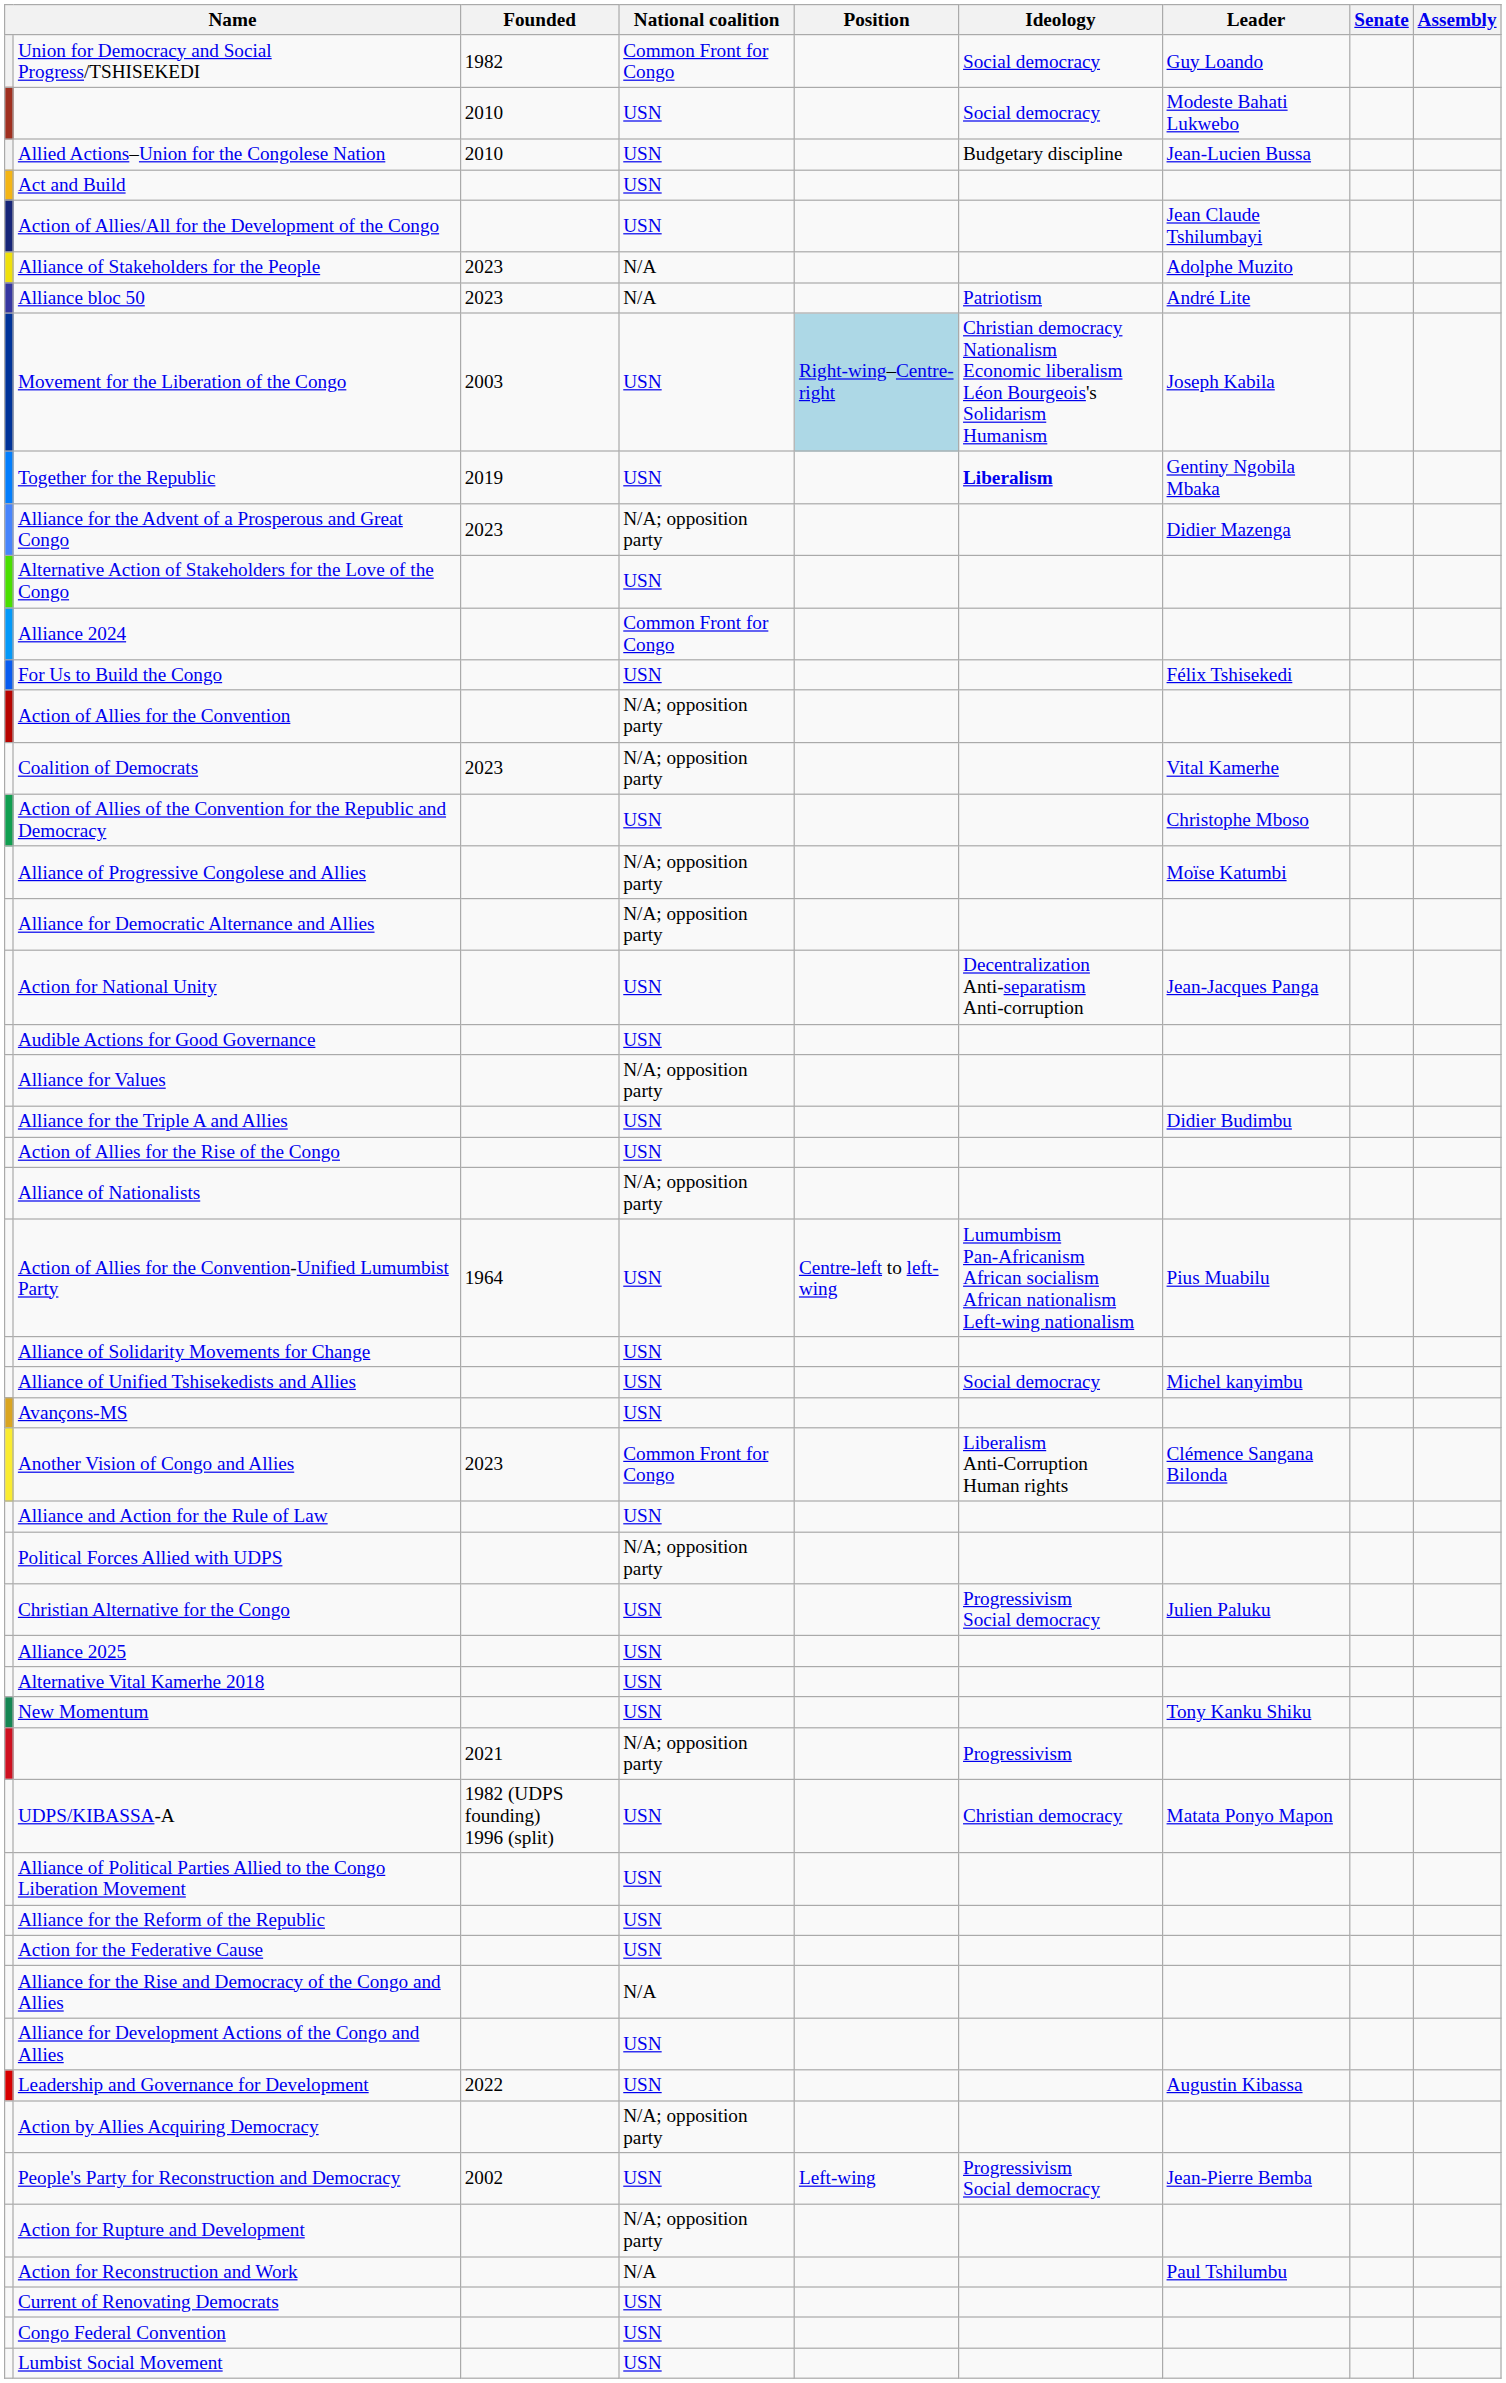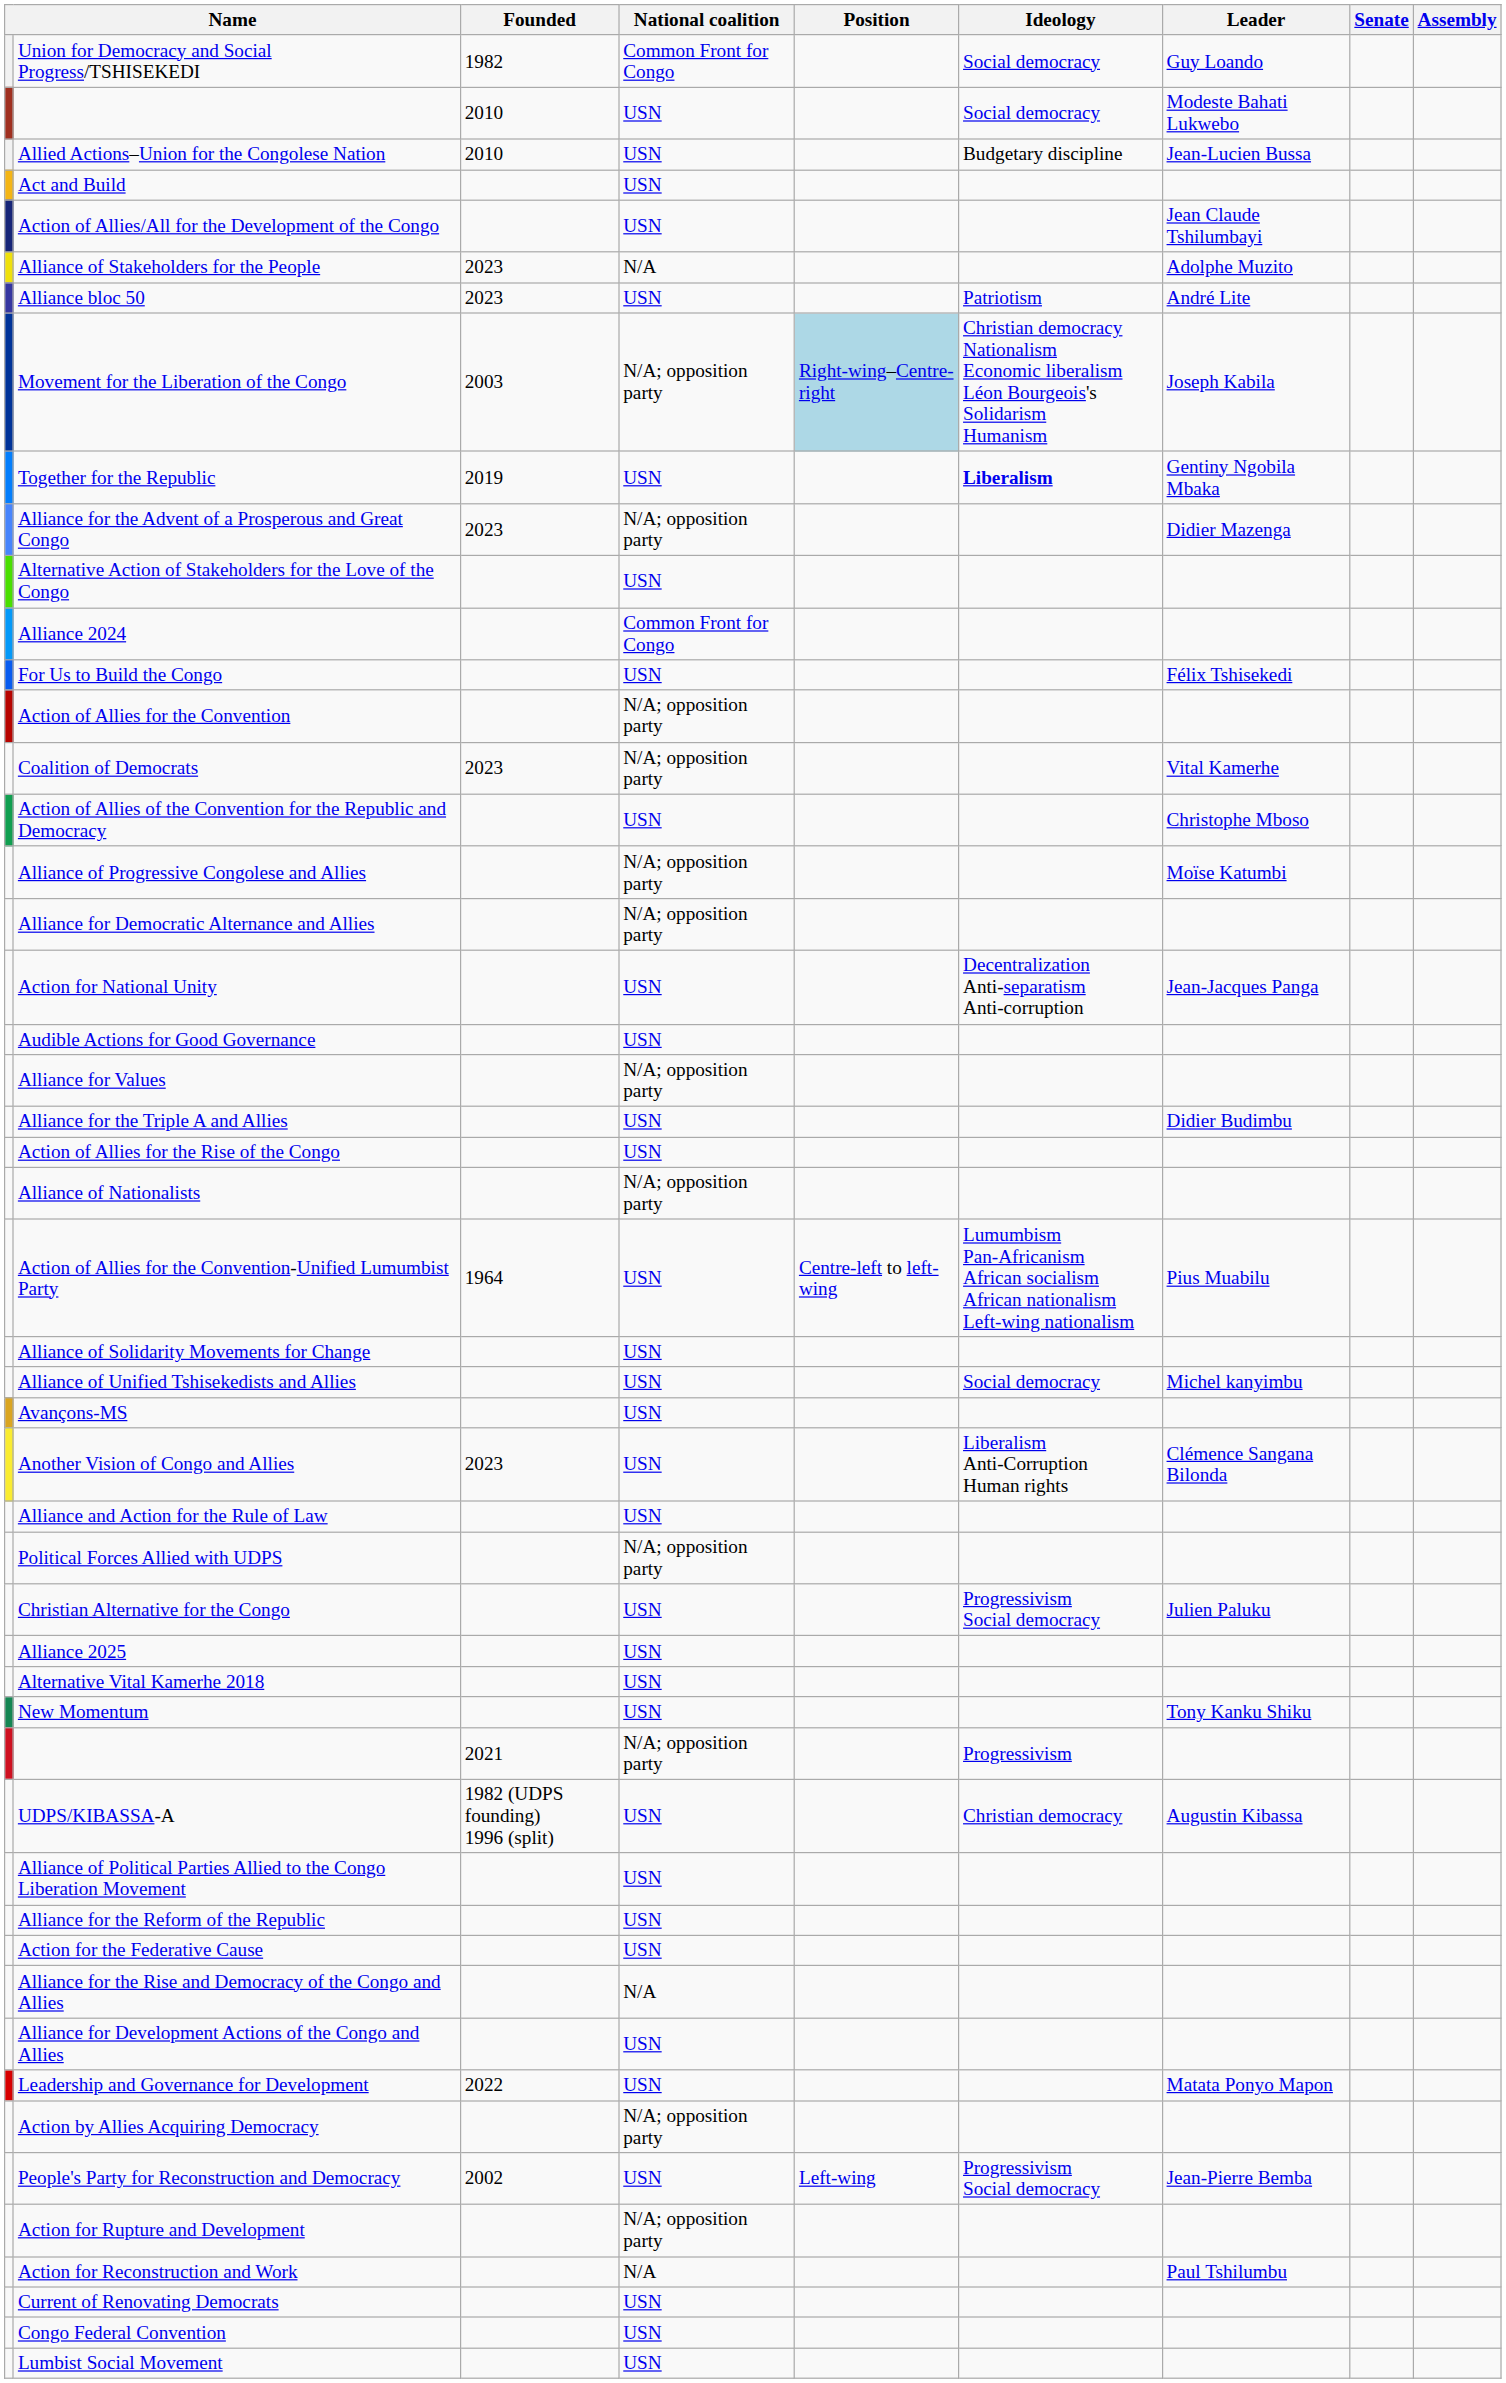(640, 297) N/A -> (642, 297) USN
(642, 382) USN -> (685, 382) N/A; opposition party
(696, 1464) Common Front for Congo -> (642, 1464) USN
(1250, 1815) Matata Ponyo Mapon -> (1235, 1815) Augustin Kibassa
(1235, 2085) Augustin Kibassa -> (1250, 2085) Matata Ponyo Mapon
